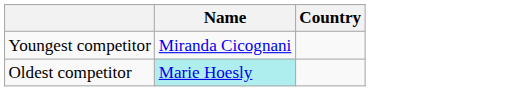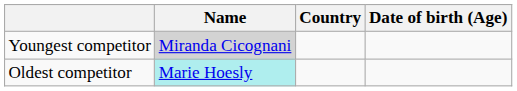+ column: (438, 18)
(225, 45) no background -> (225, 45) lightgrey background
